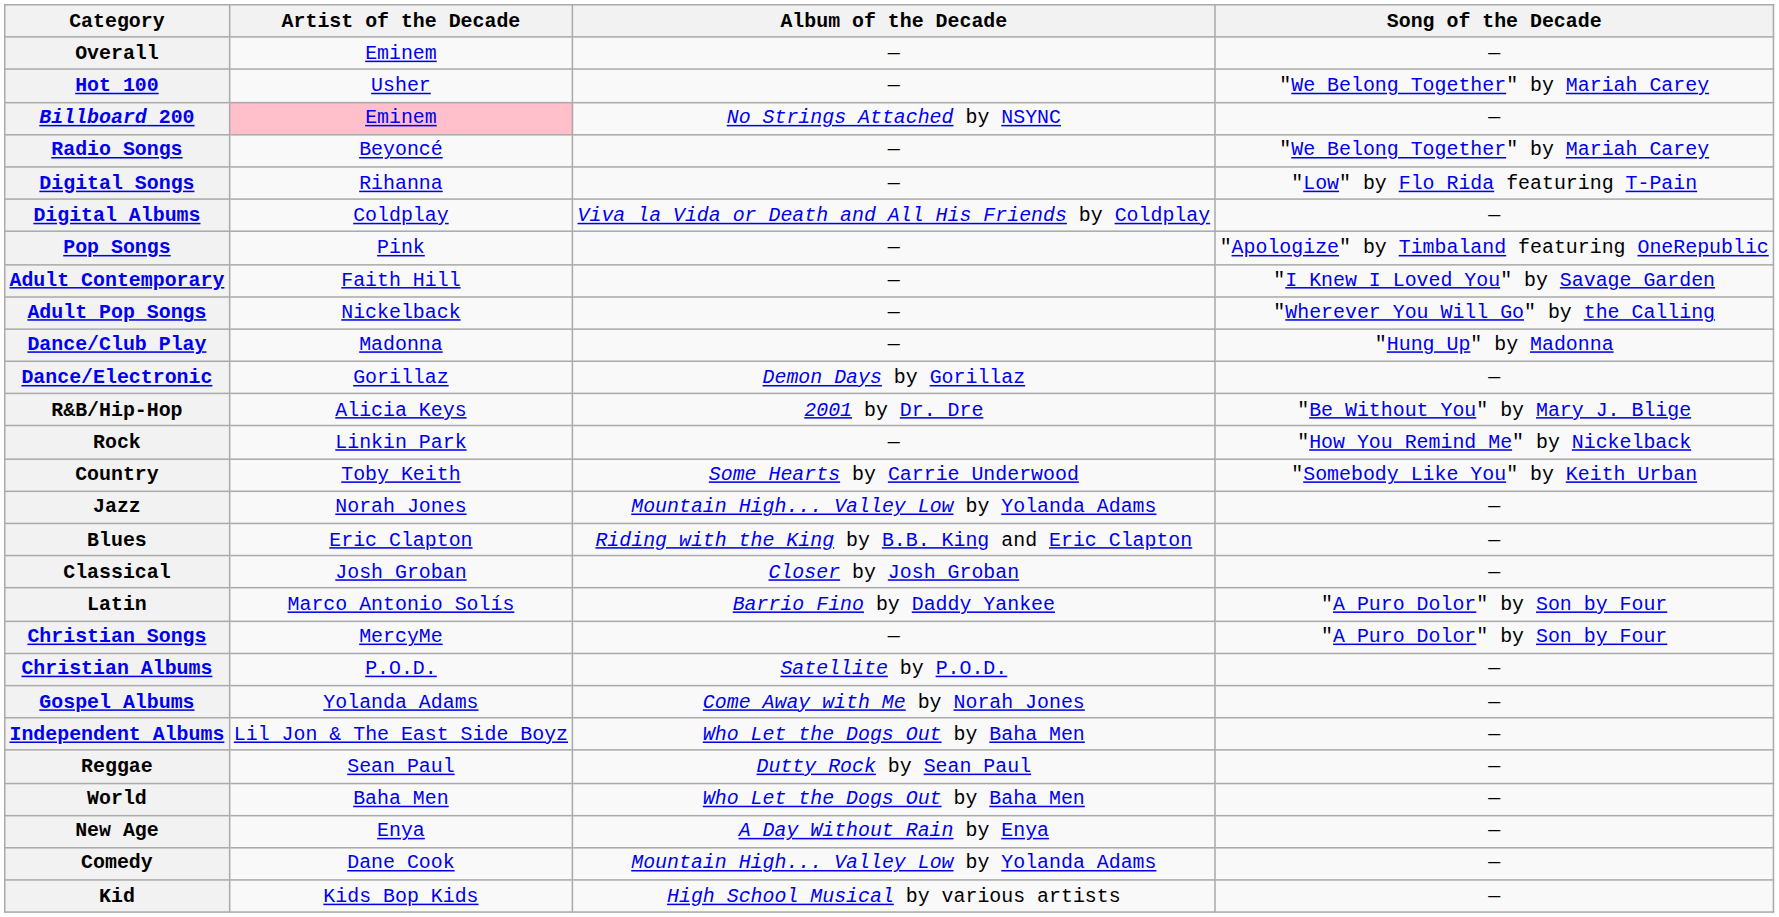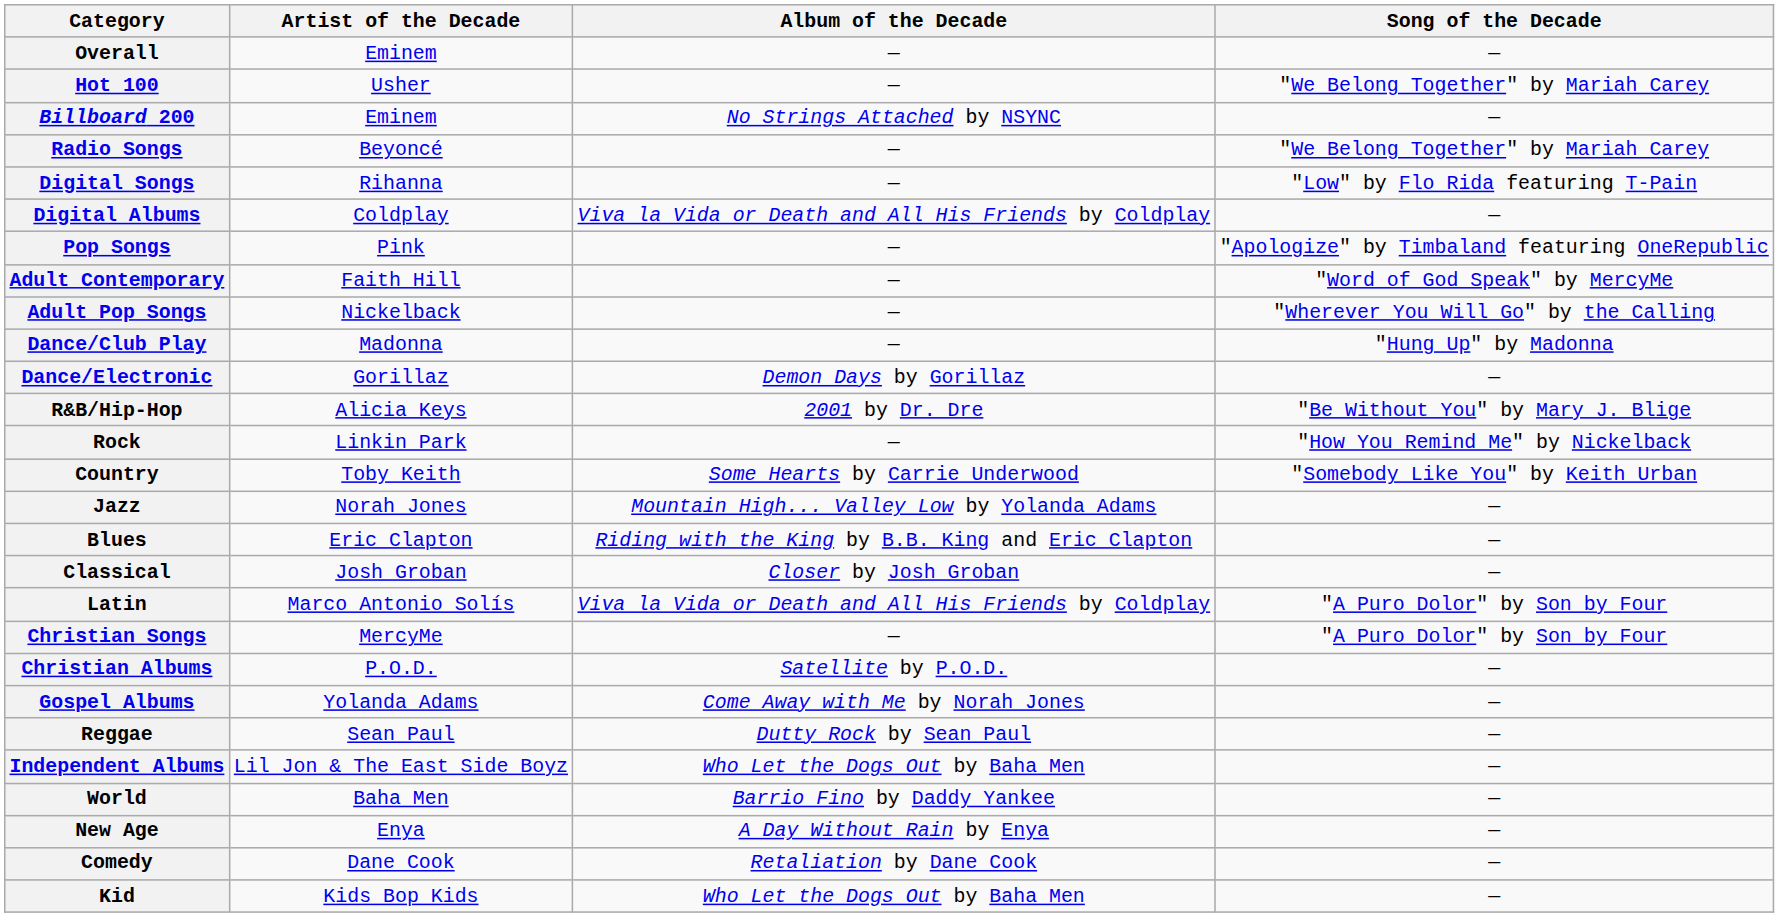(401, 118) pink background -> (401, 118) no background
(1494, 280) "I Knew I Loved You" by Savage Garden -> (1494, 280) "Word of God Speak" by MercyMe
(894, 604) Barrio Fino by Daddy Yankee -> (894, 604) Viva la Vida or Death and All His Friends by Coldplay
rows swapped: (117, 734) <-> (117, 767)
(894, 799) Who Let the Dogs Out by Baha Men -> (894, 799) Barrio Fino by Daddy Yankee
(894, 864) Mountain High... Valley Low by Yolanda Adams -> (894, 864) Retaliation by Dane Cook
(894, 896) High School Musical by various artists -> (894, 896) Who Let the Dogs Out by Baha Men
